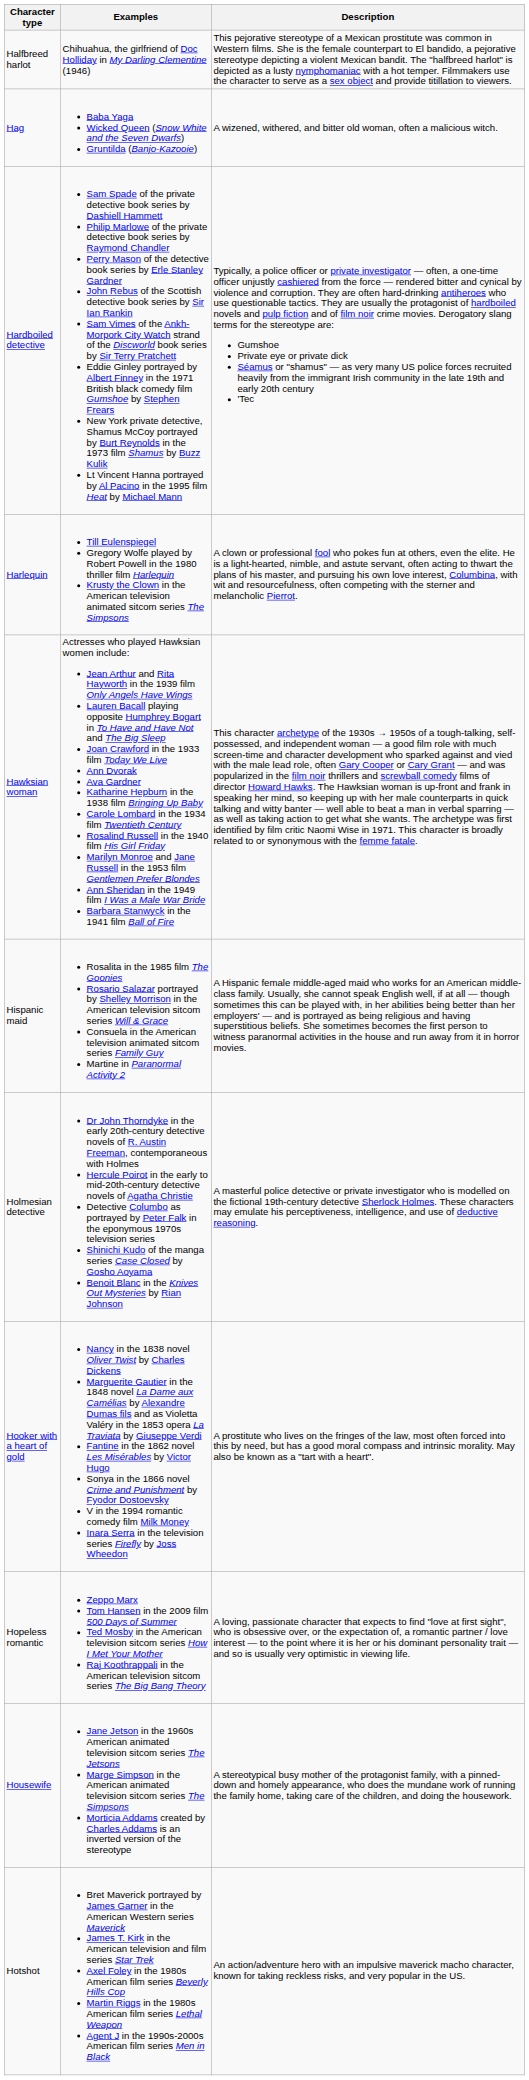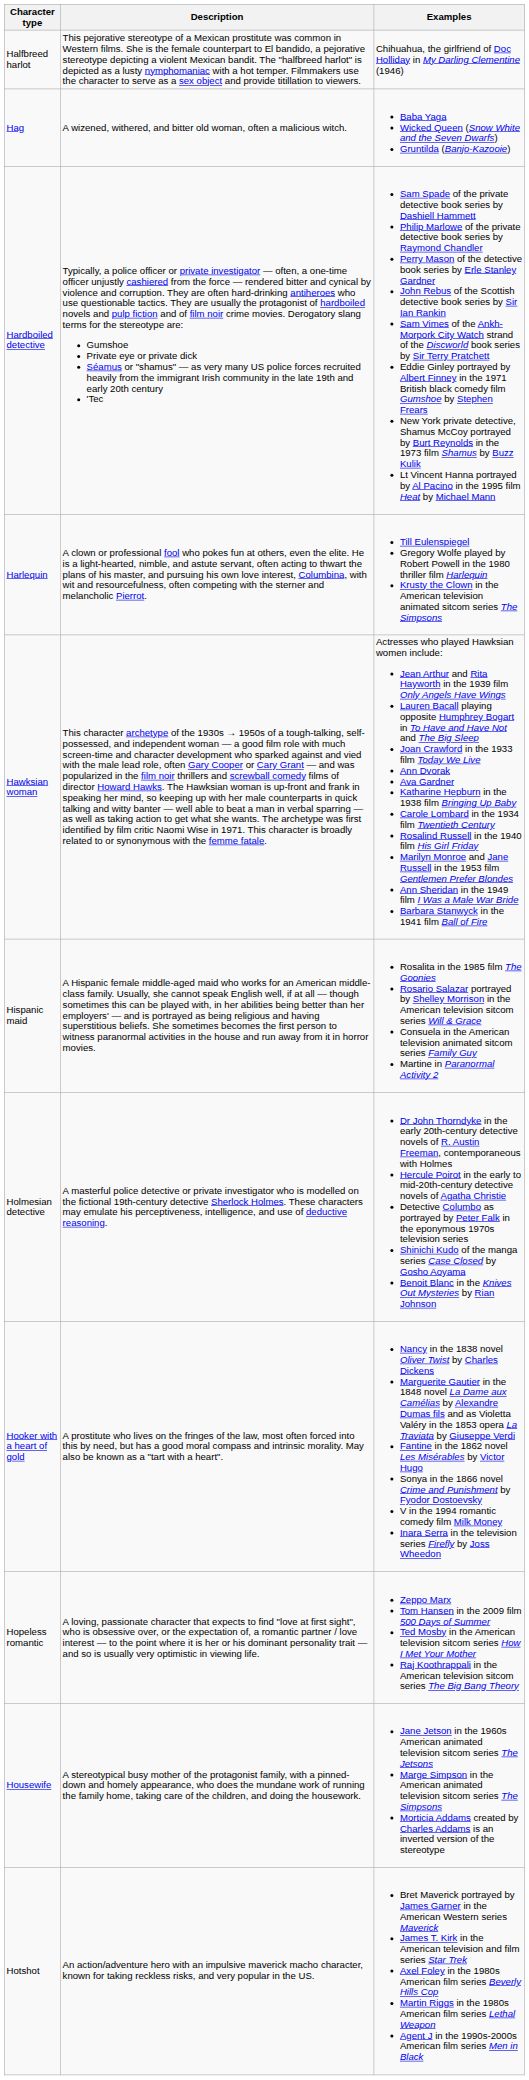columns swapped: (368, 17) <-> (136, 17)
